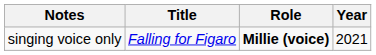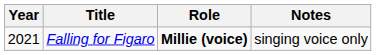columns swapped: (352, 15) <-> (65, 15)
